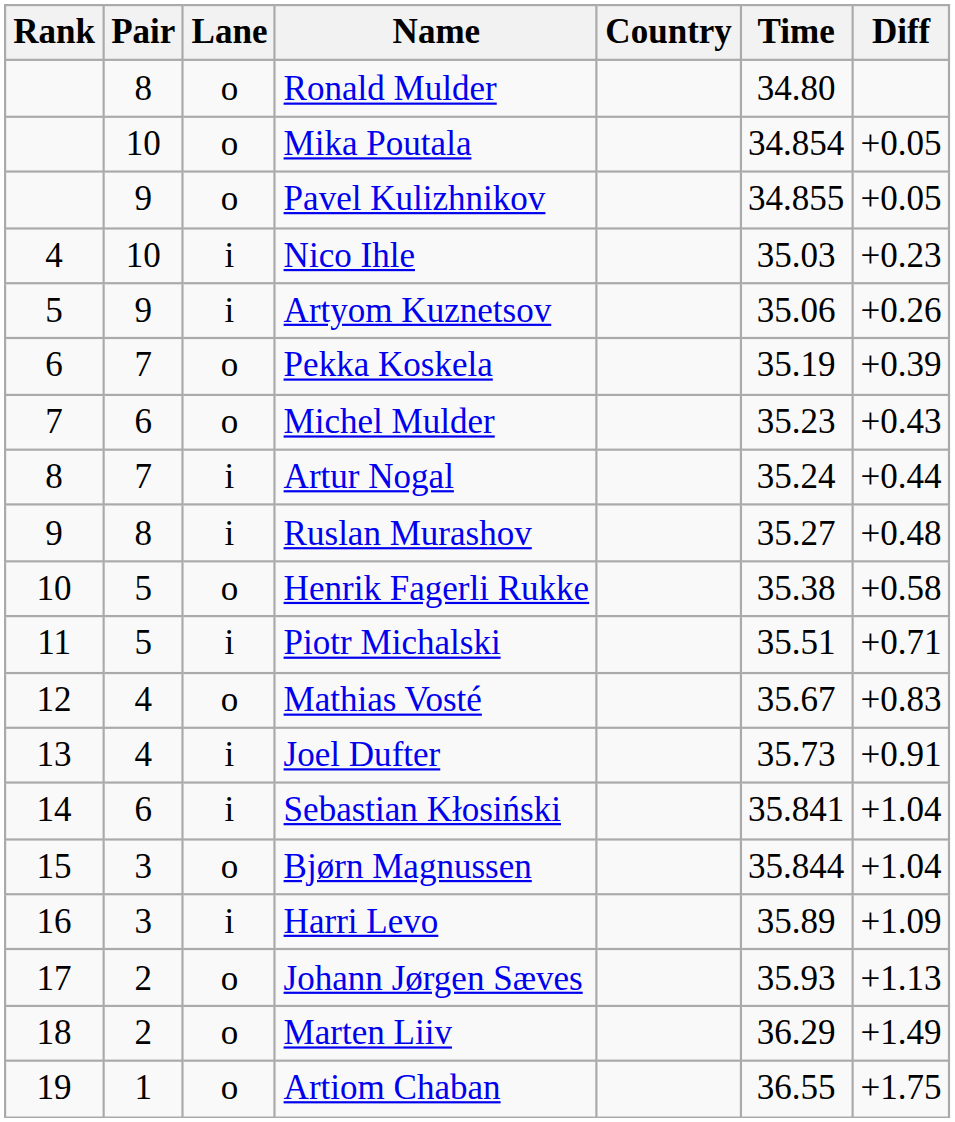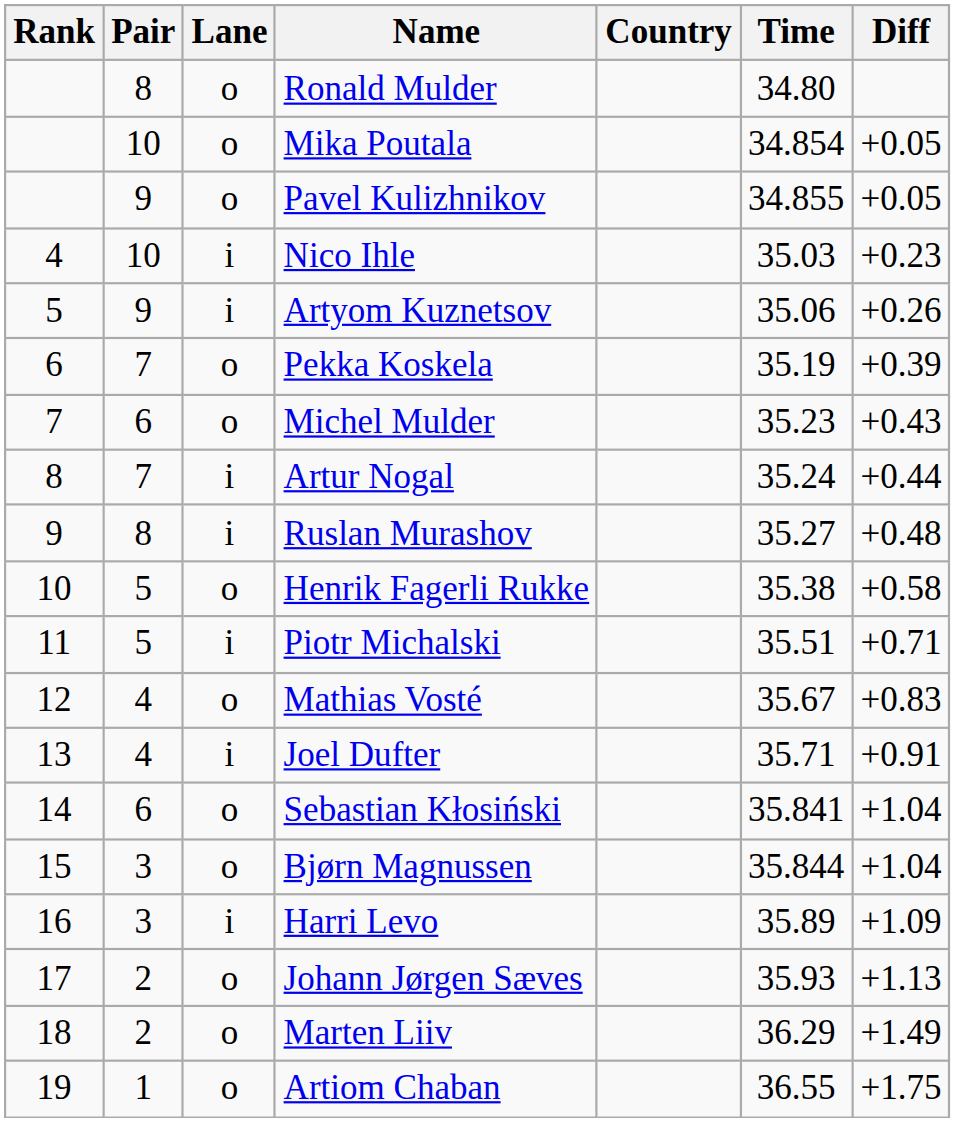(796, 754) 35.73 -> (796, 754) 35.71
(229, 810) i -> (229, 810) o
